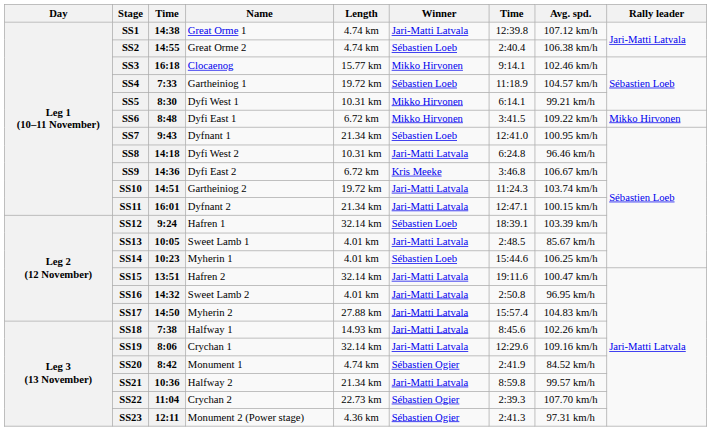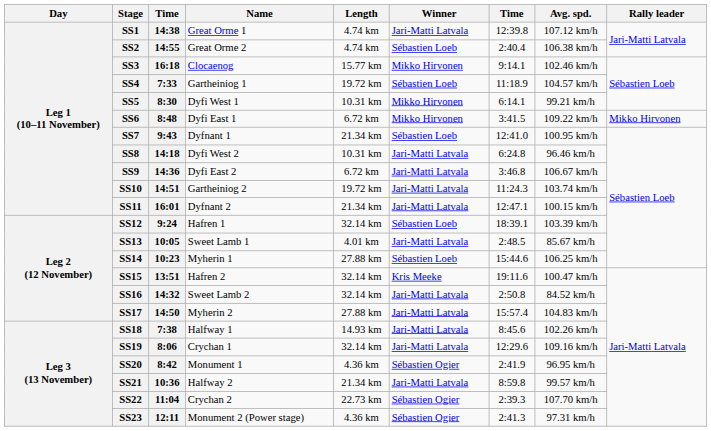(417, 171) Kris Meeke -> (430, 171) Jari-Matti Latvala
(361, 259) 4.01 km -> (361, 259) 27.88 km
(430, 277) Jari-Matti Latvala -> (417, 277) Kris Meeke
(361, 294) 4.01 km -> (361, 294) 32.14 km
(571, 294) 96.95 km/h -> (571, 294) 84.52 km/h
(361, 365) 4.74 km -> (361, 365) 4.36 km
(571, 365) 84.52 km/h -> (571, 365) 96.95 km/h
